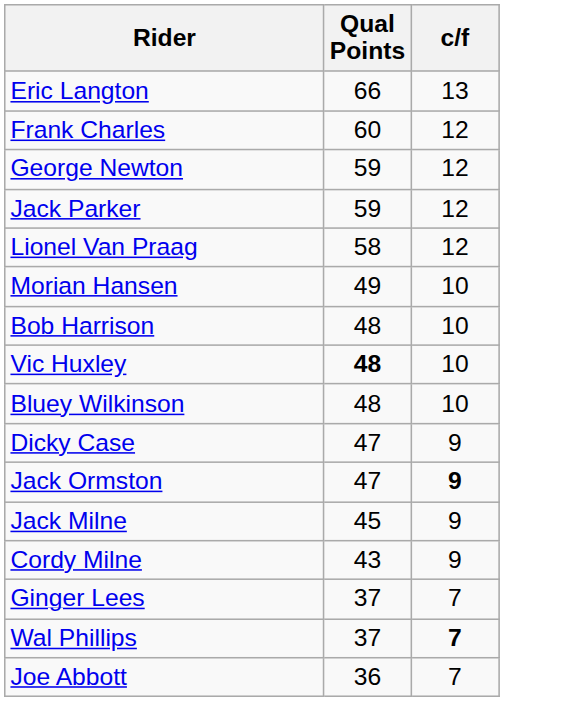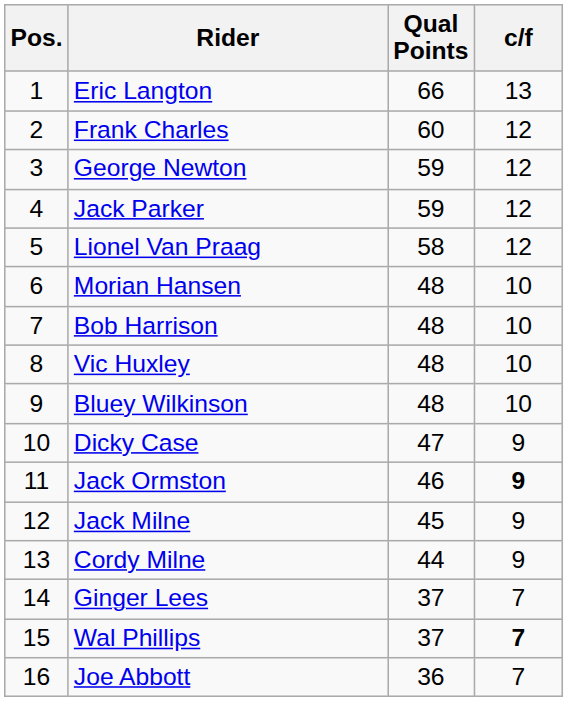+ column: (36, 37)
(367, 286) 49 -> (431, 286) 48
(367, 364) bold -> (431, 364) normal
(367, 481) 47 -> (431, 481) 46
(367, 559) 43 -> (431, 559) 44
